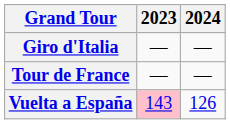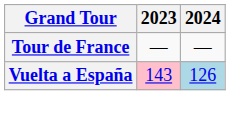- row: (71, 47)
(203, 103) no background -> (203, 75) lightblue background
